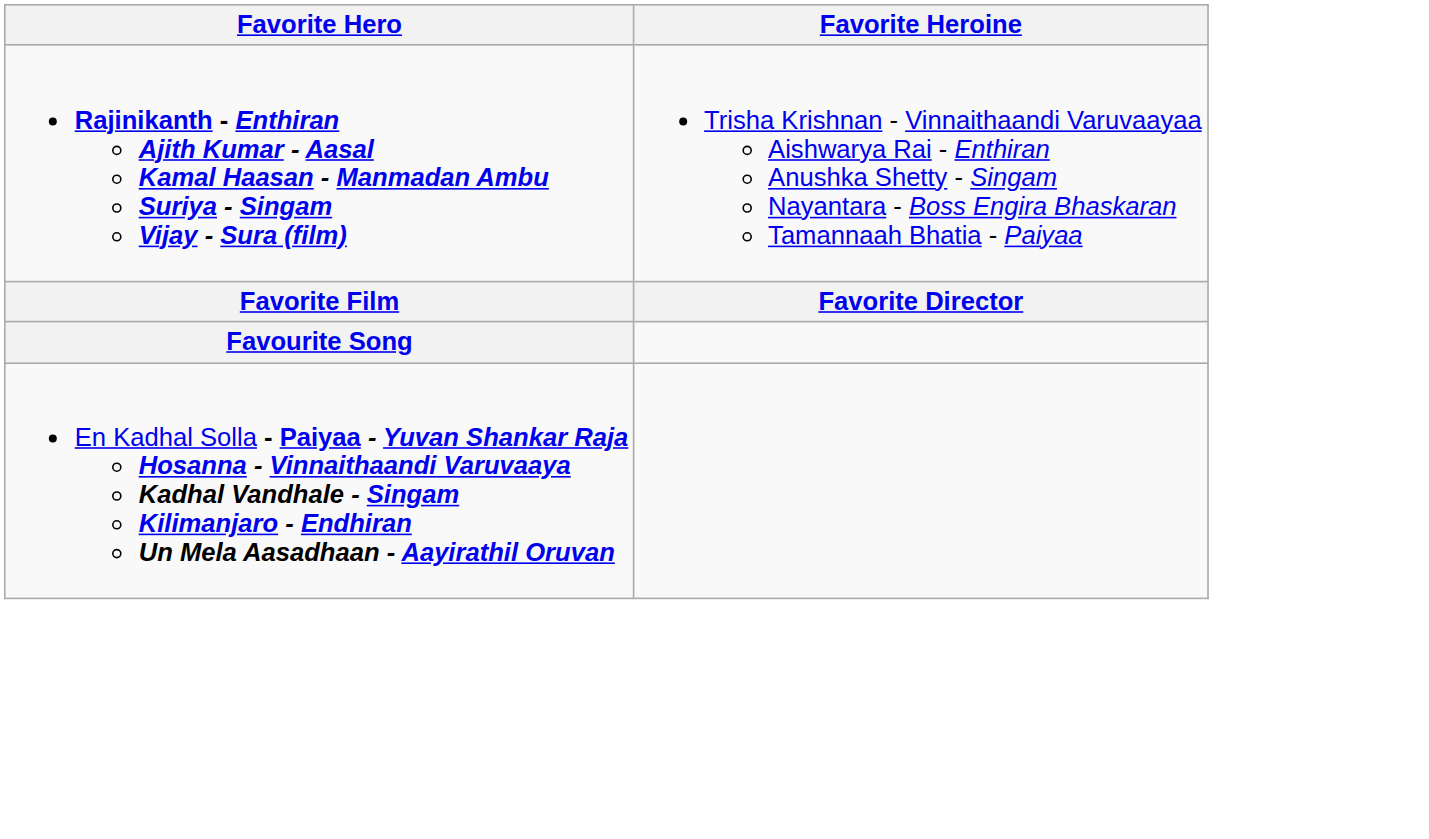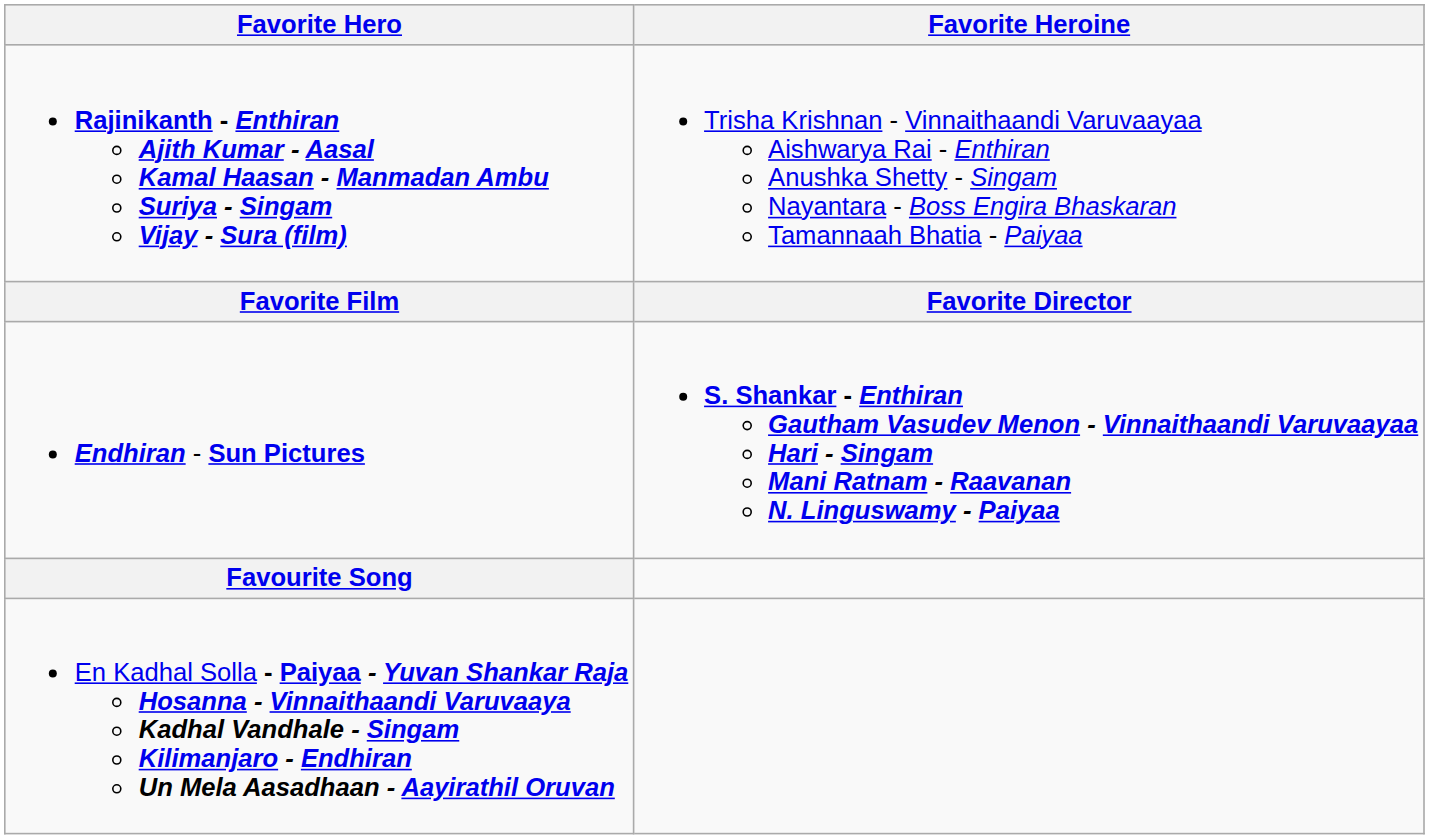+ row: (319, 454)
